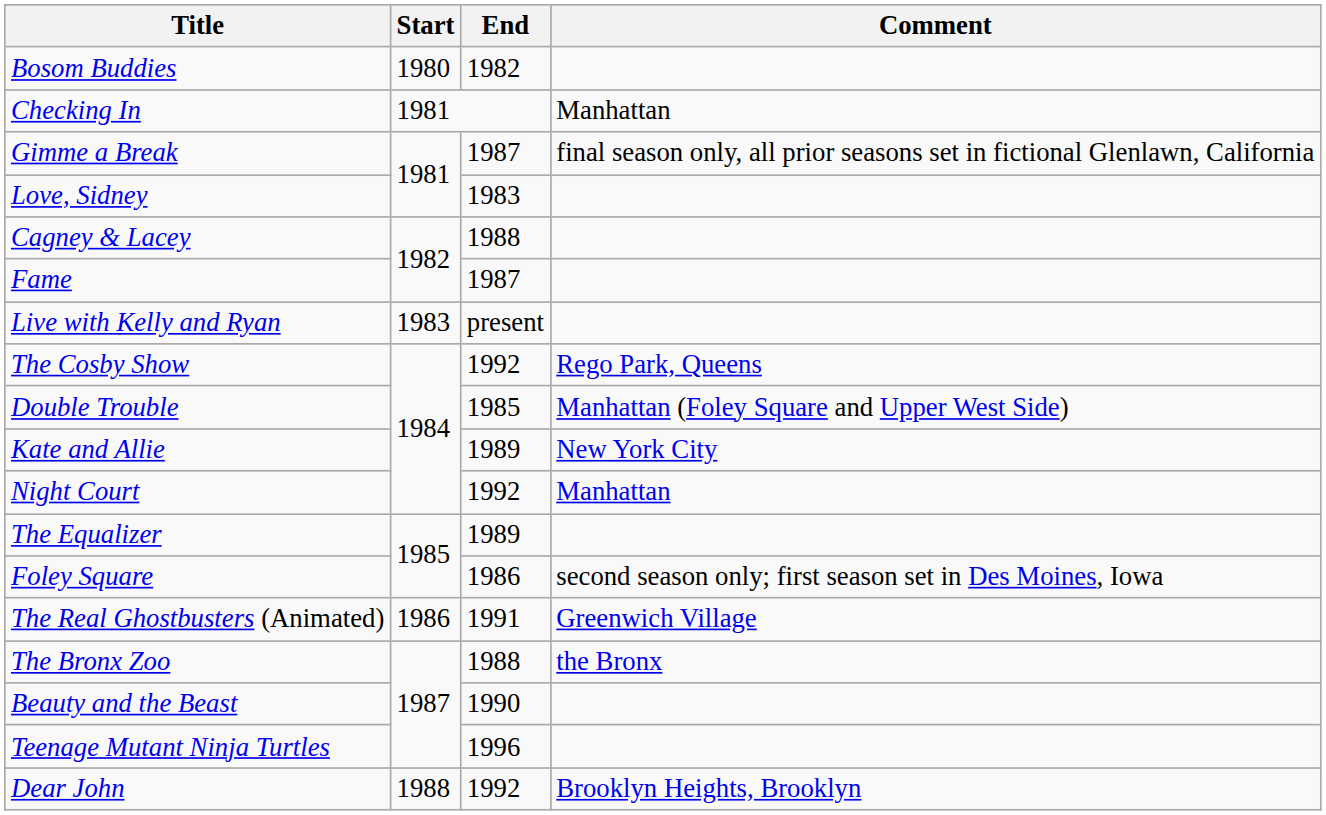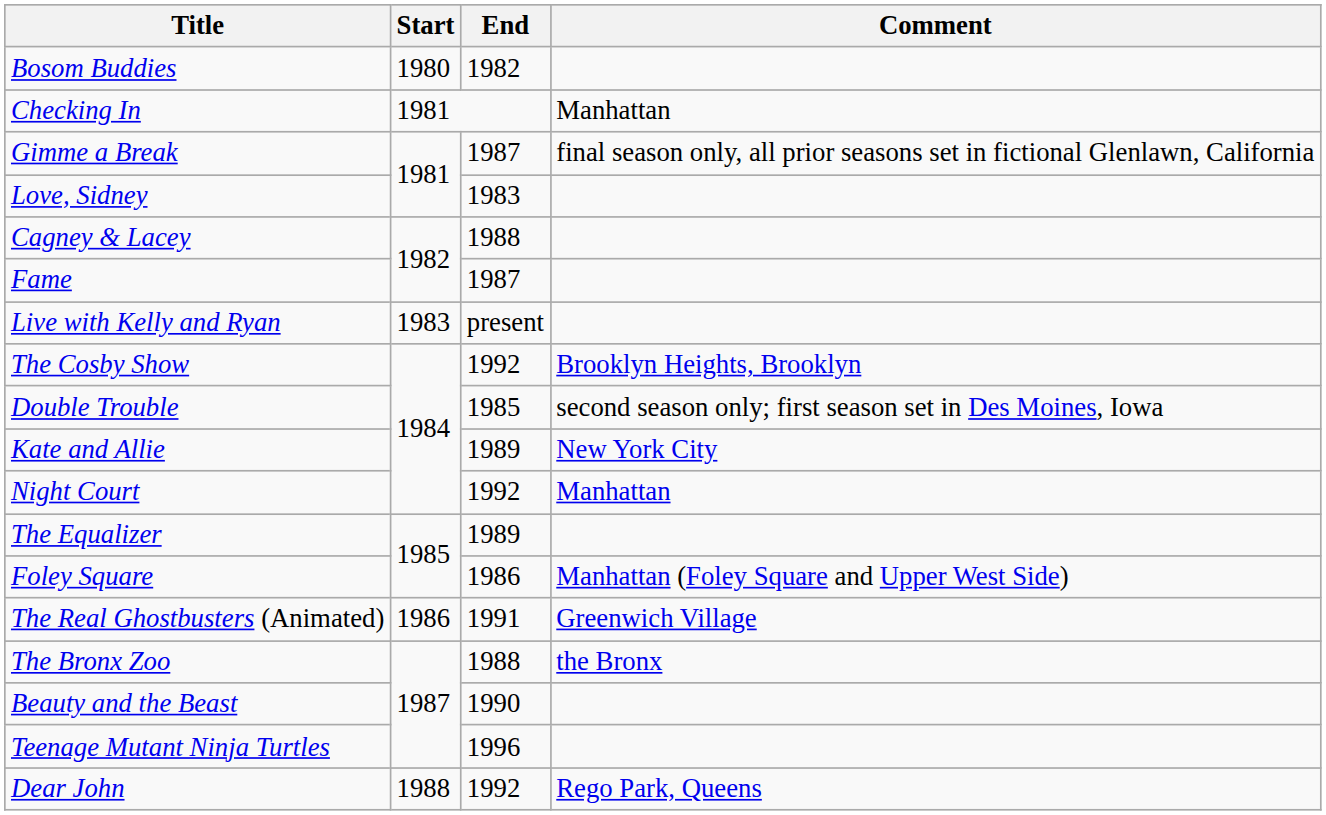(659, 364) Rego Park, Queens -> (709, 364) Brooklyn Heights, Brooklyn
(812, 407) Manhattan (Foley Square and Upper West Side) -> (860, 407) second season only; first season set in Des Moines, Iowa
(860, 576) second season only; first season set in Des Moines, Iowa -> (812, 576) Manhattan (Foley Square and Upper West Side)
(709, 788) Brooklyn Heights, Brooklyn -> (659, 788) Rego Park, Queens
